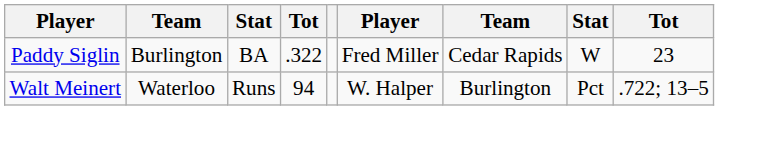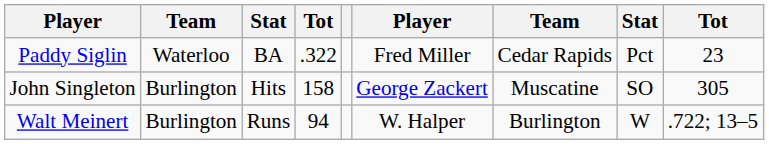(177, 54) Burlington -> (191, 54) Waterloo
(590, 54) W -> (640, 54) Pct
+ row: (73, 88)
(177, 88) Waterloo -> (191, 121) Burlington
(590, 88) Pct -> (640, 121) W
